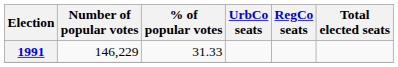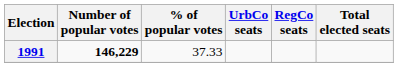(117, 51) normal -> (117, 51) bold
(207, 51) 31.33 -> (207, 51) 37.33
